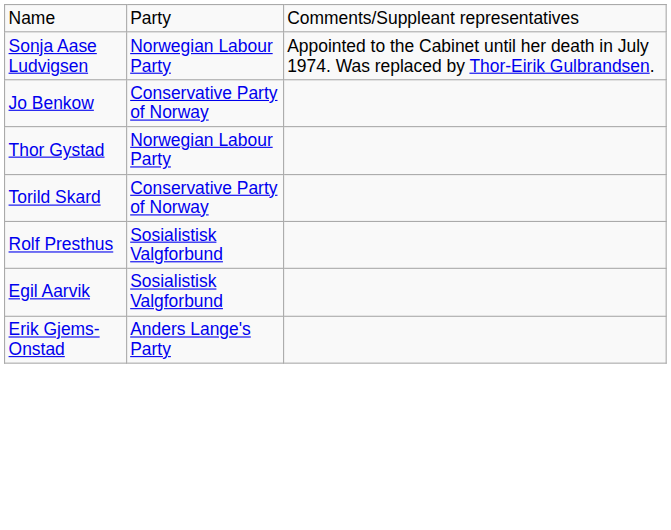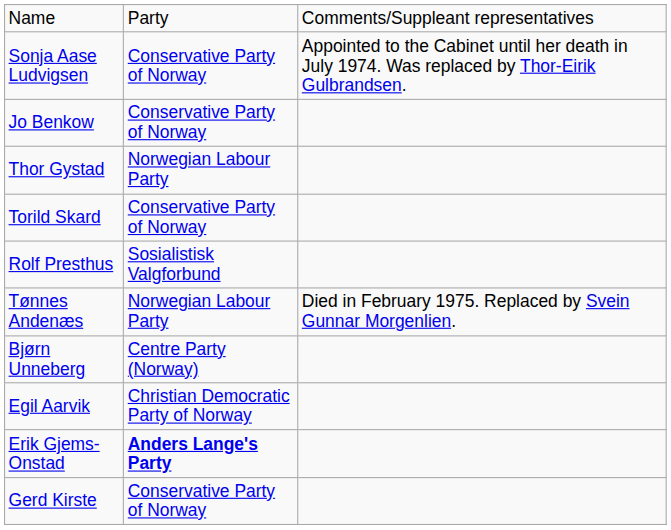(201, 55) Norwegian Labour Party -> (201, 65) Conservative Party of Norway
+ row: (46, 311)
+ row: (47, 359)
(177, 292) Sosialistisk Valgforbund -> (209, 406) Christian Democratic Party of Norway
(190, 339) normal -> (193, 453) bold
+ row: (53, 500)
